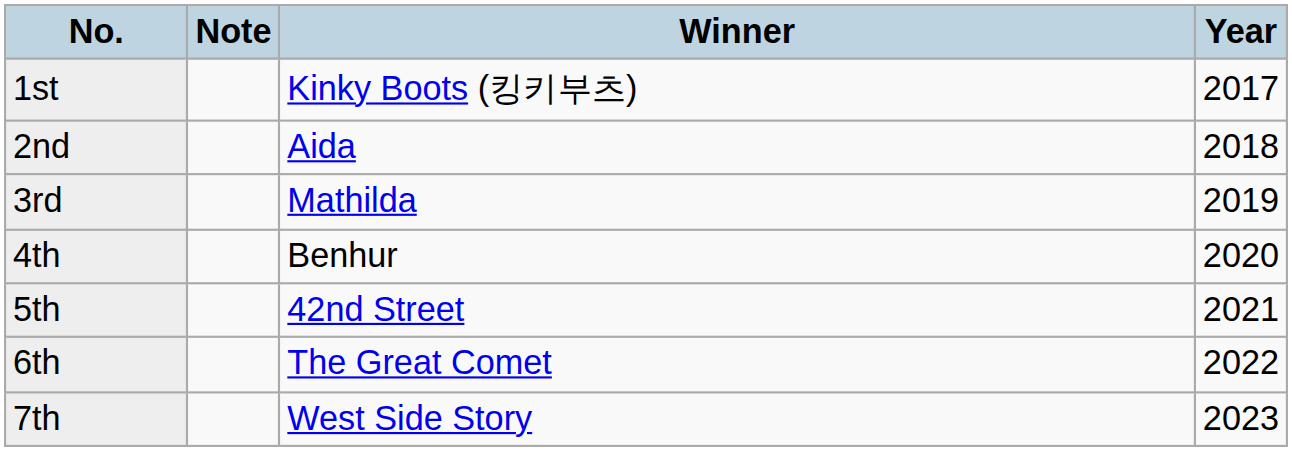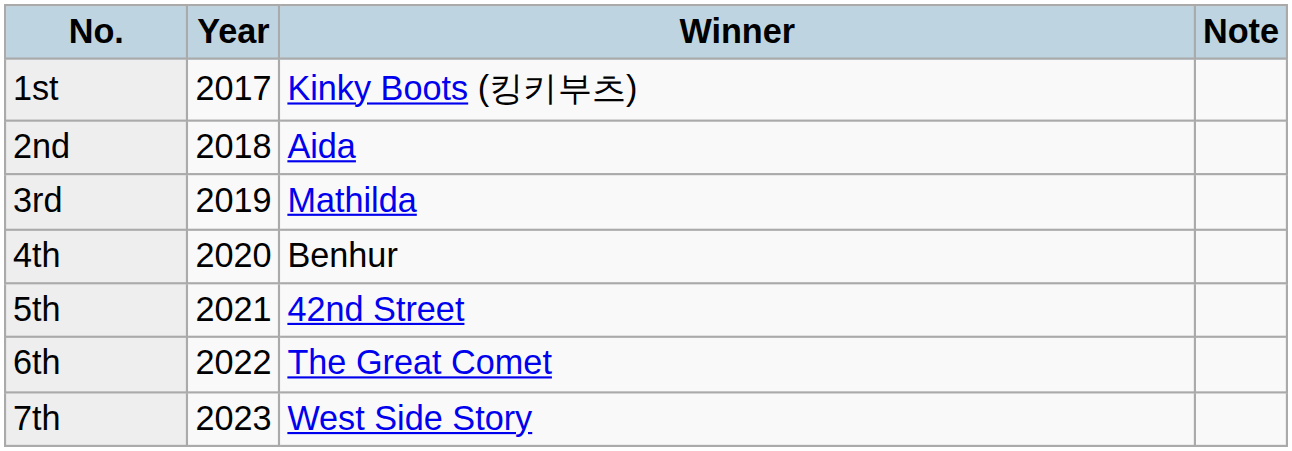columns swapped: (1241, 31) <-> (233, 31)
